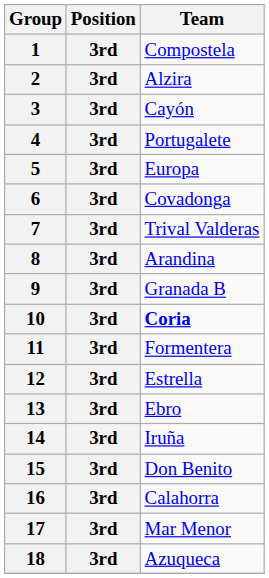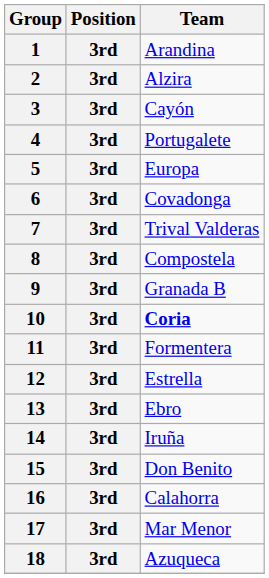(190, 49) Compostela -> (180, 49) Arandina
(180, 259) Arandina -> (190, 259) Compostela
